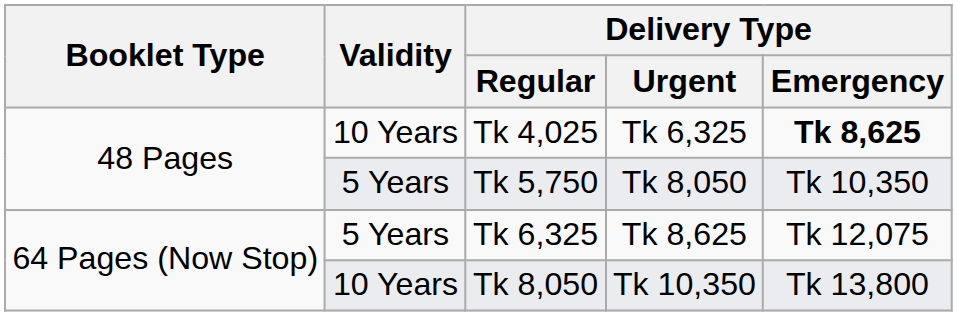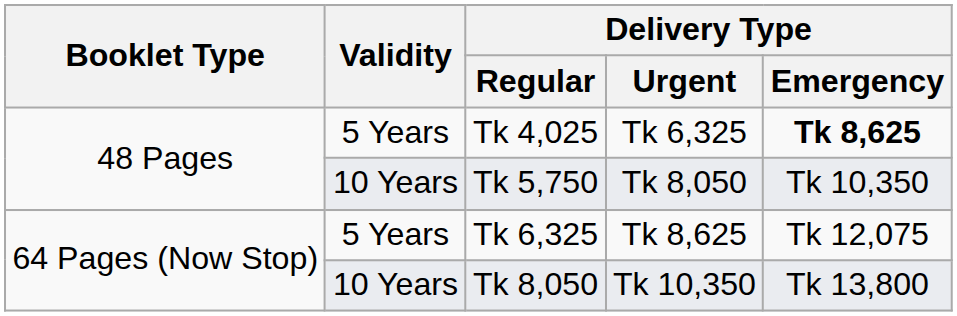(396, 132) 10 Years -> (395, 132) 5 Years
(395, 183) 5 Years -> (396, 183) 10 Years
